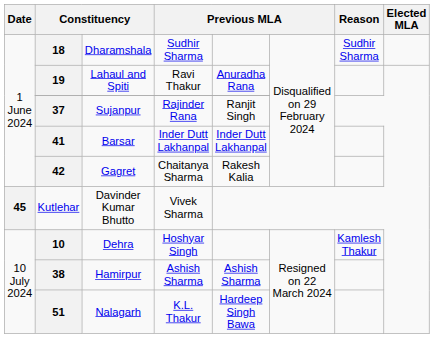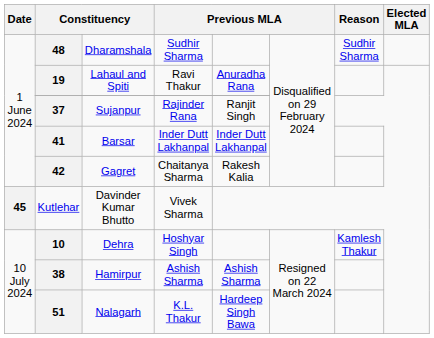(58, 50) 18 -> (58, 50) 48
